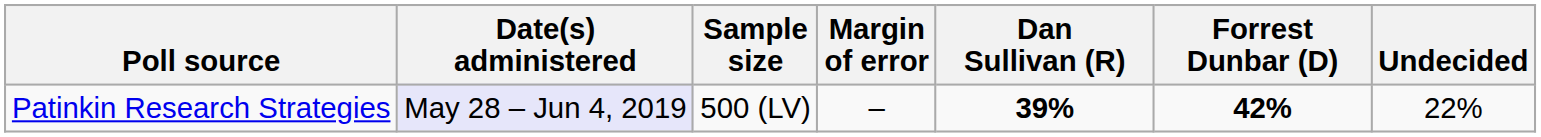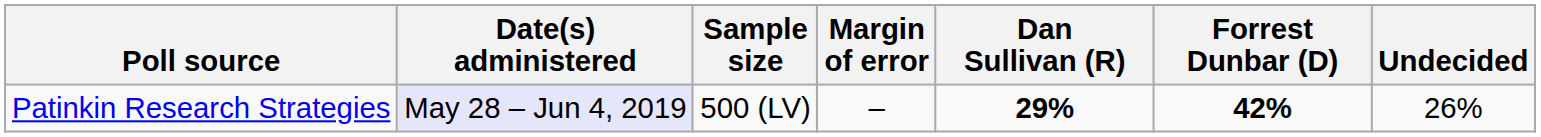(1045, 108) 39% -> (1045, 108) 29%
(1453, 108) 22% -> (1453, 108) 26%
